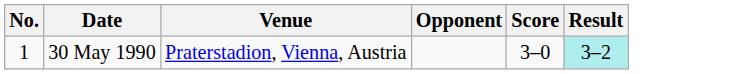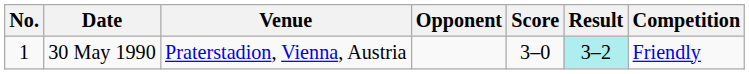+ column: (686, 20)
